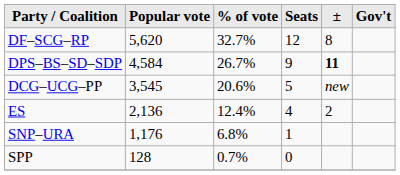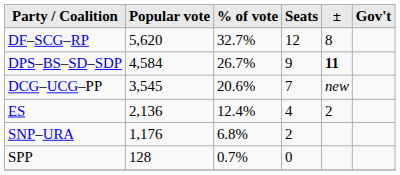(289, 87) 5 -> (289, 87) 7
(289, 134) 1 -> (289, 134) 2
